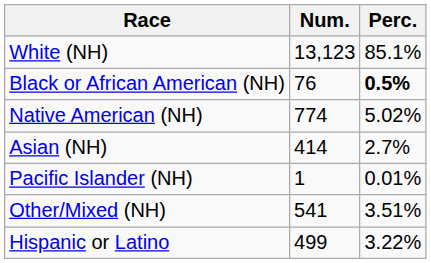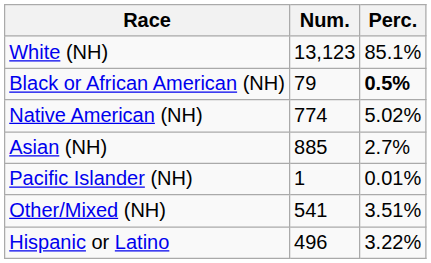(305, 83) 76 -> (305, 83) 79
(311, 147) 414 -> (311, 147) 885
(311, 242) 499 -> (311, 242) 496
